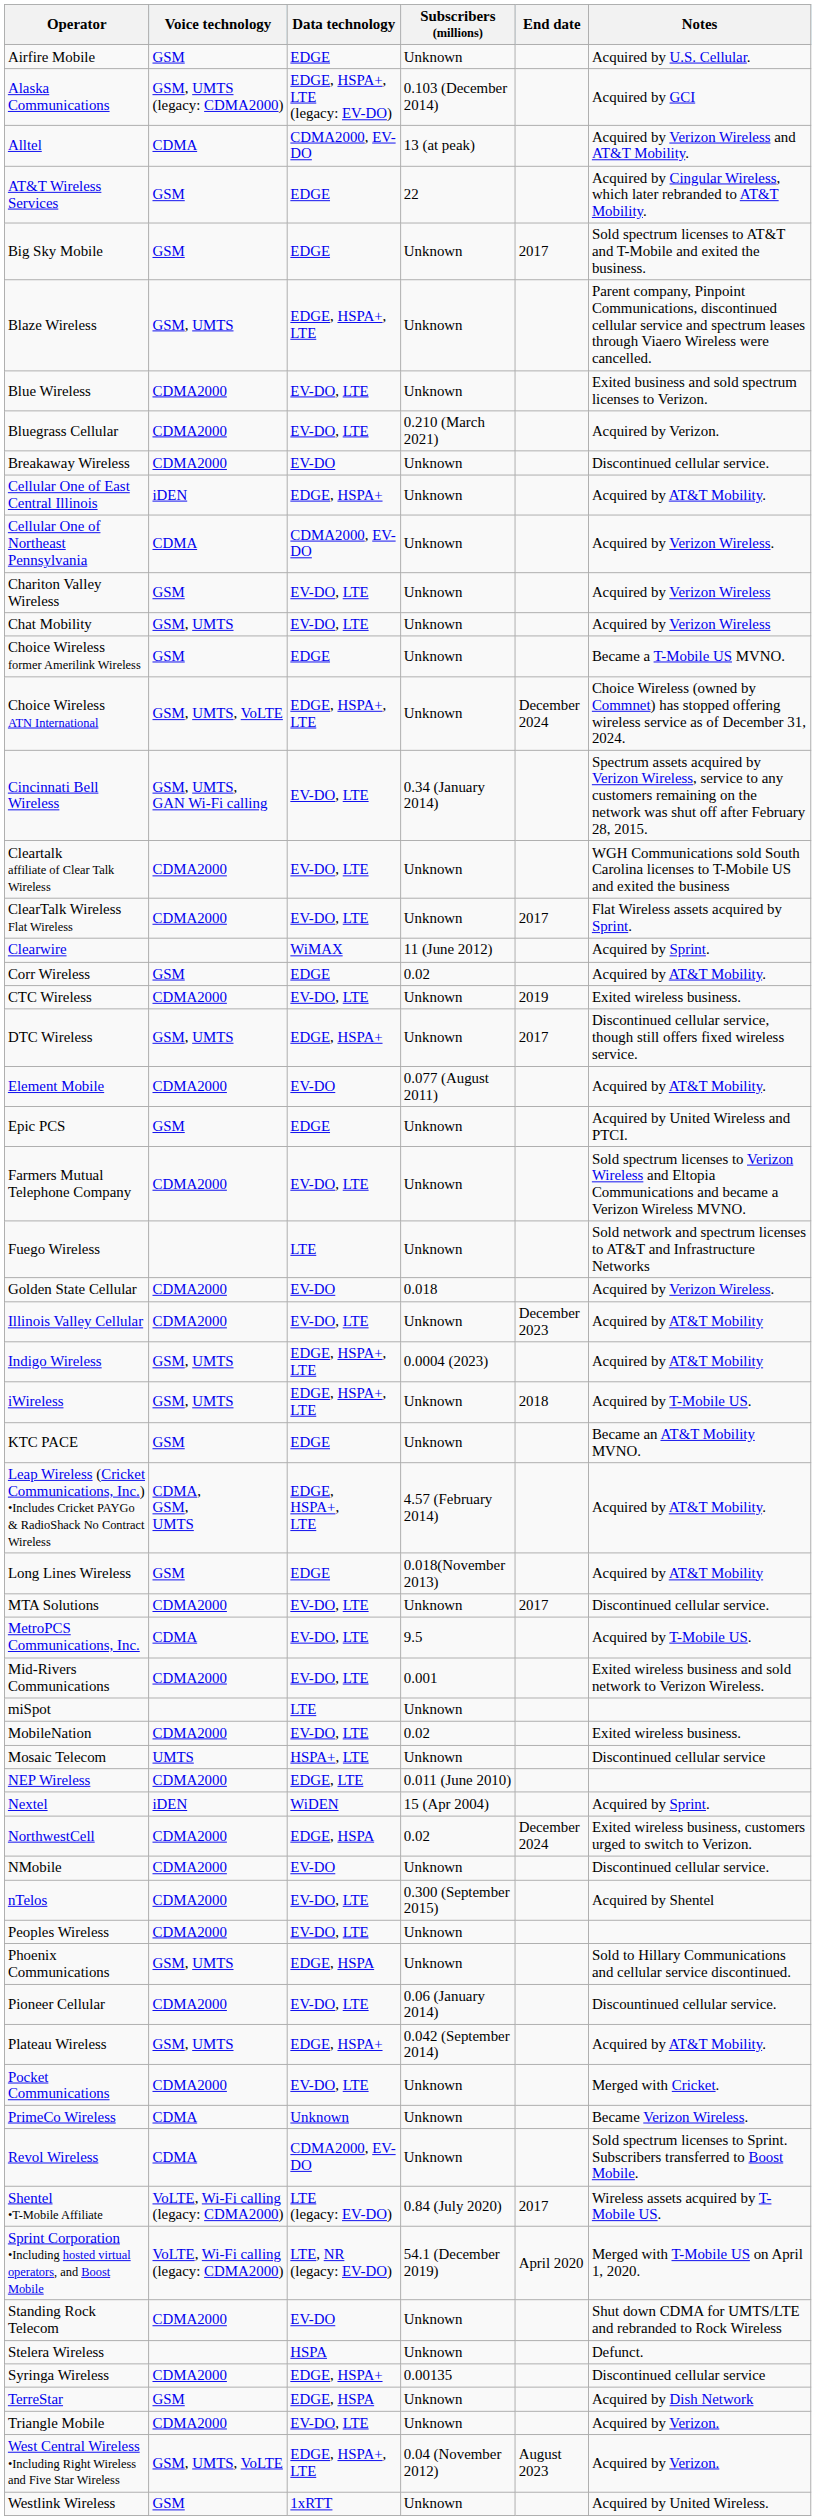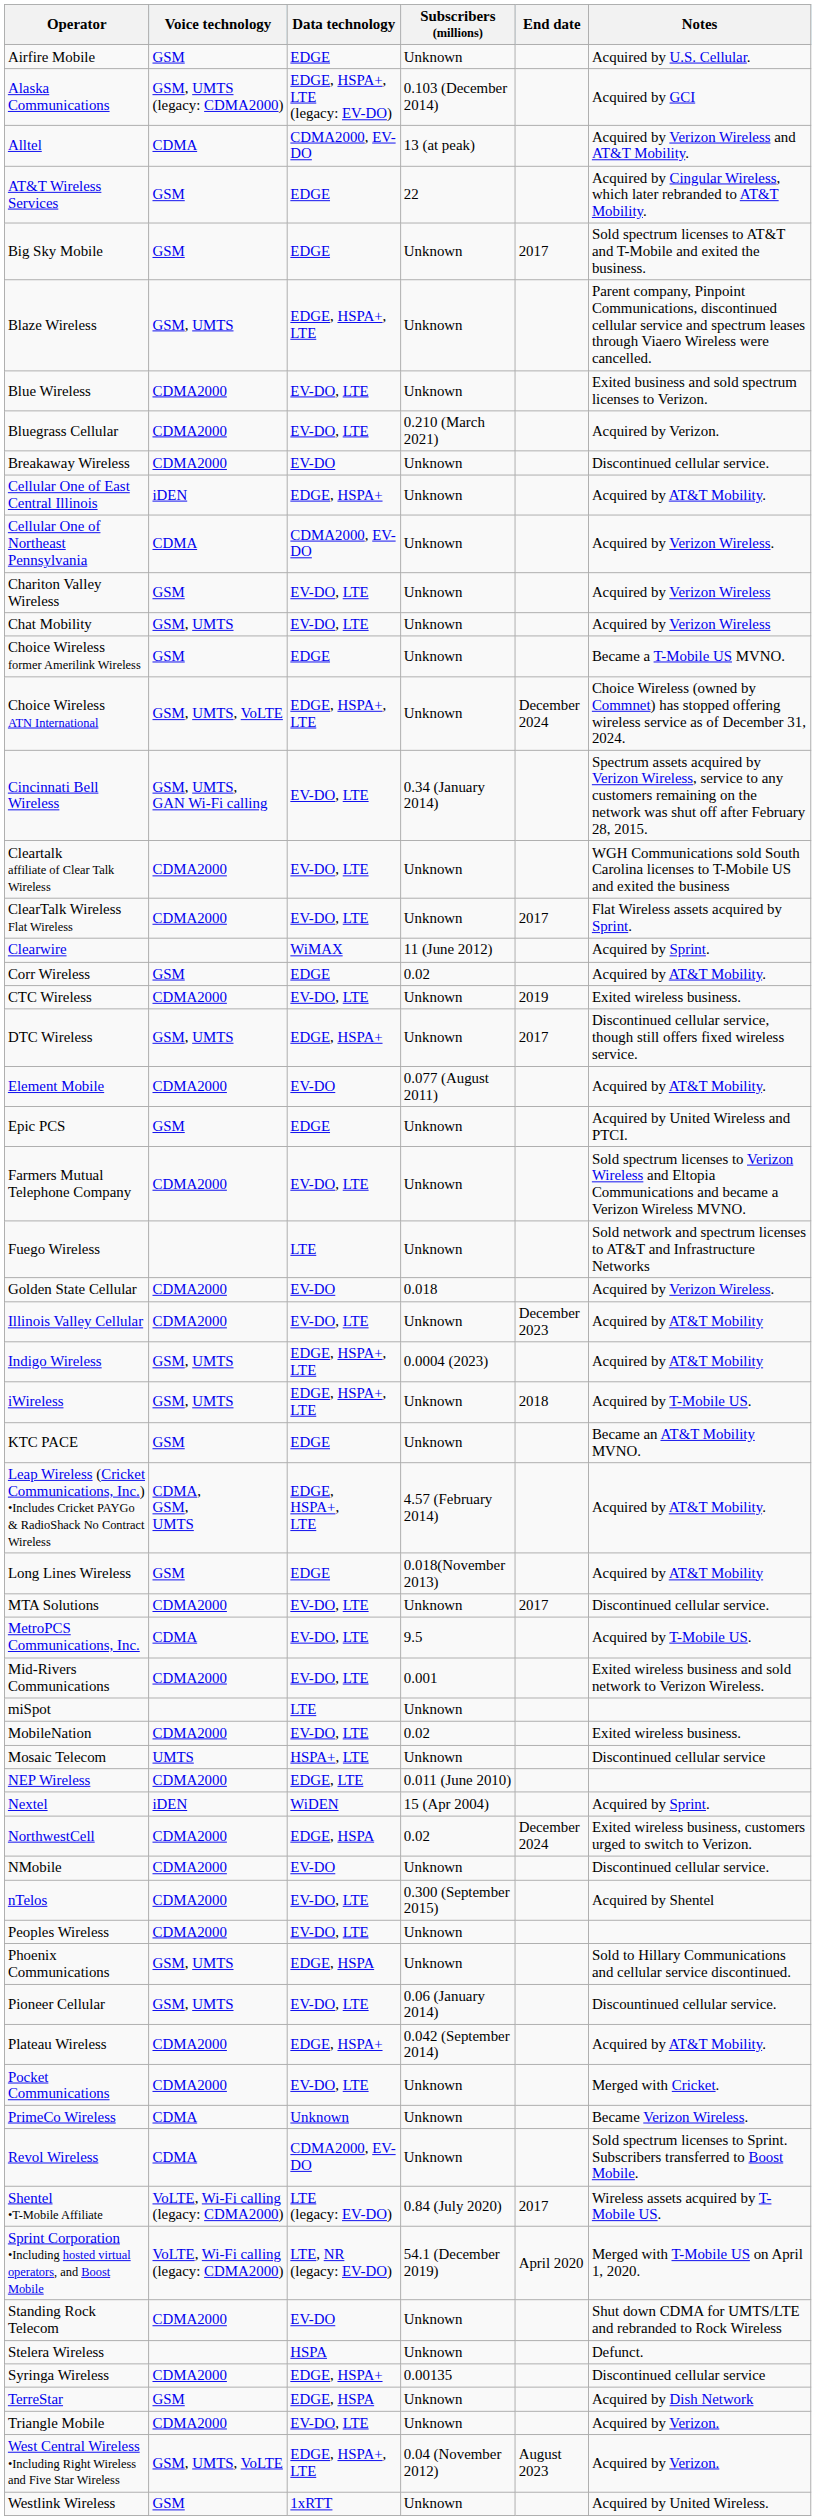(190, 2004) CDMA2000 -> (193, 2004) GSM, UMTS
(193, 2044) GSM, UMTS -> (190, 2044) CDMA2000
